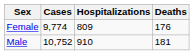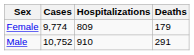(163, 27) 176 -> (163, 27) 179
(163, 42) 181 -> (163, 42) 291
